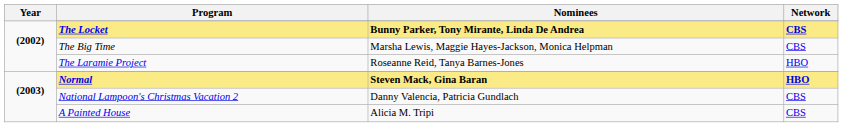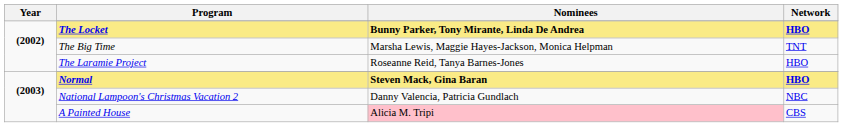(796, 29) CBS -> (798, 29) HBO
(796, 46) CBS -> (796, 46) TNT
(796, 96) CBS -> (797, 96) NBC
(402, 113) no background -> (402, 113) pink background
